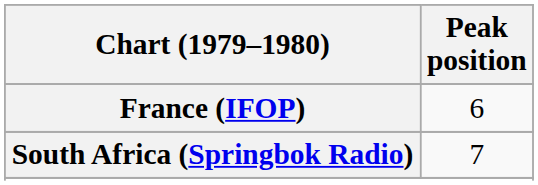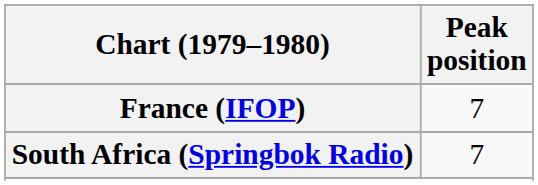(477, 107) 6 -> (477, 107) 7
